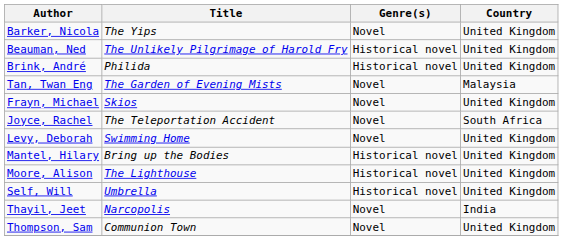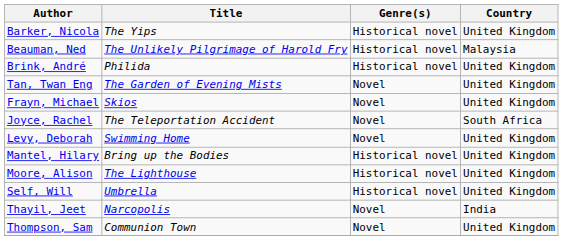(369, 31) Novel -> (405, 31) Historical novel
(509, 49) United Kingdom -> (489, 49) Malaysia
(489, 85) Malaysia -> (509, 85) United Kingdom
